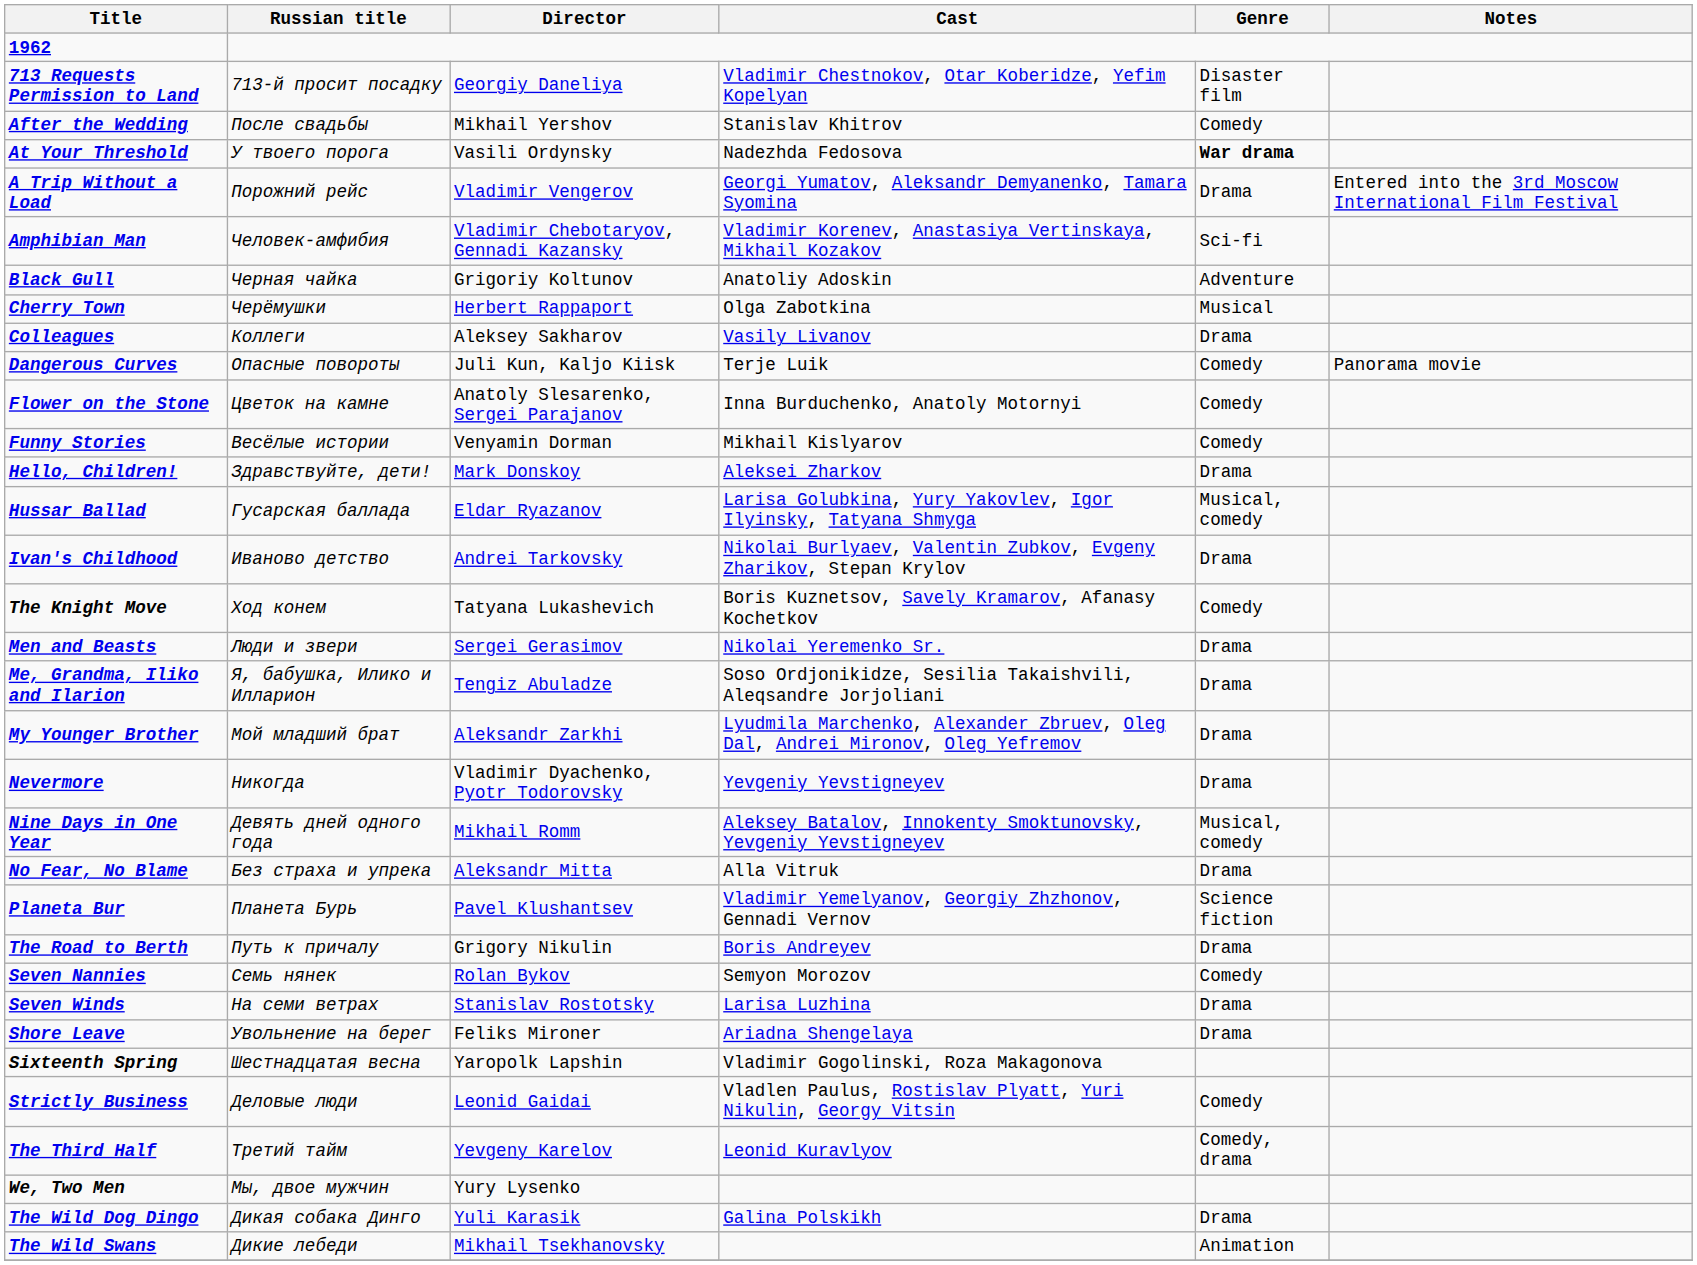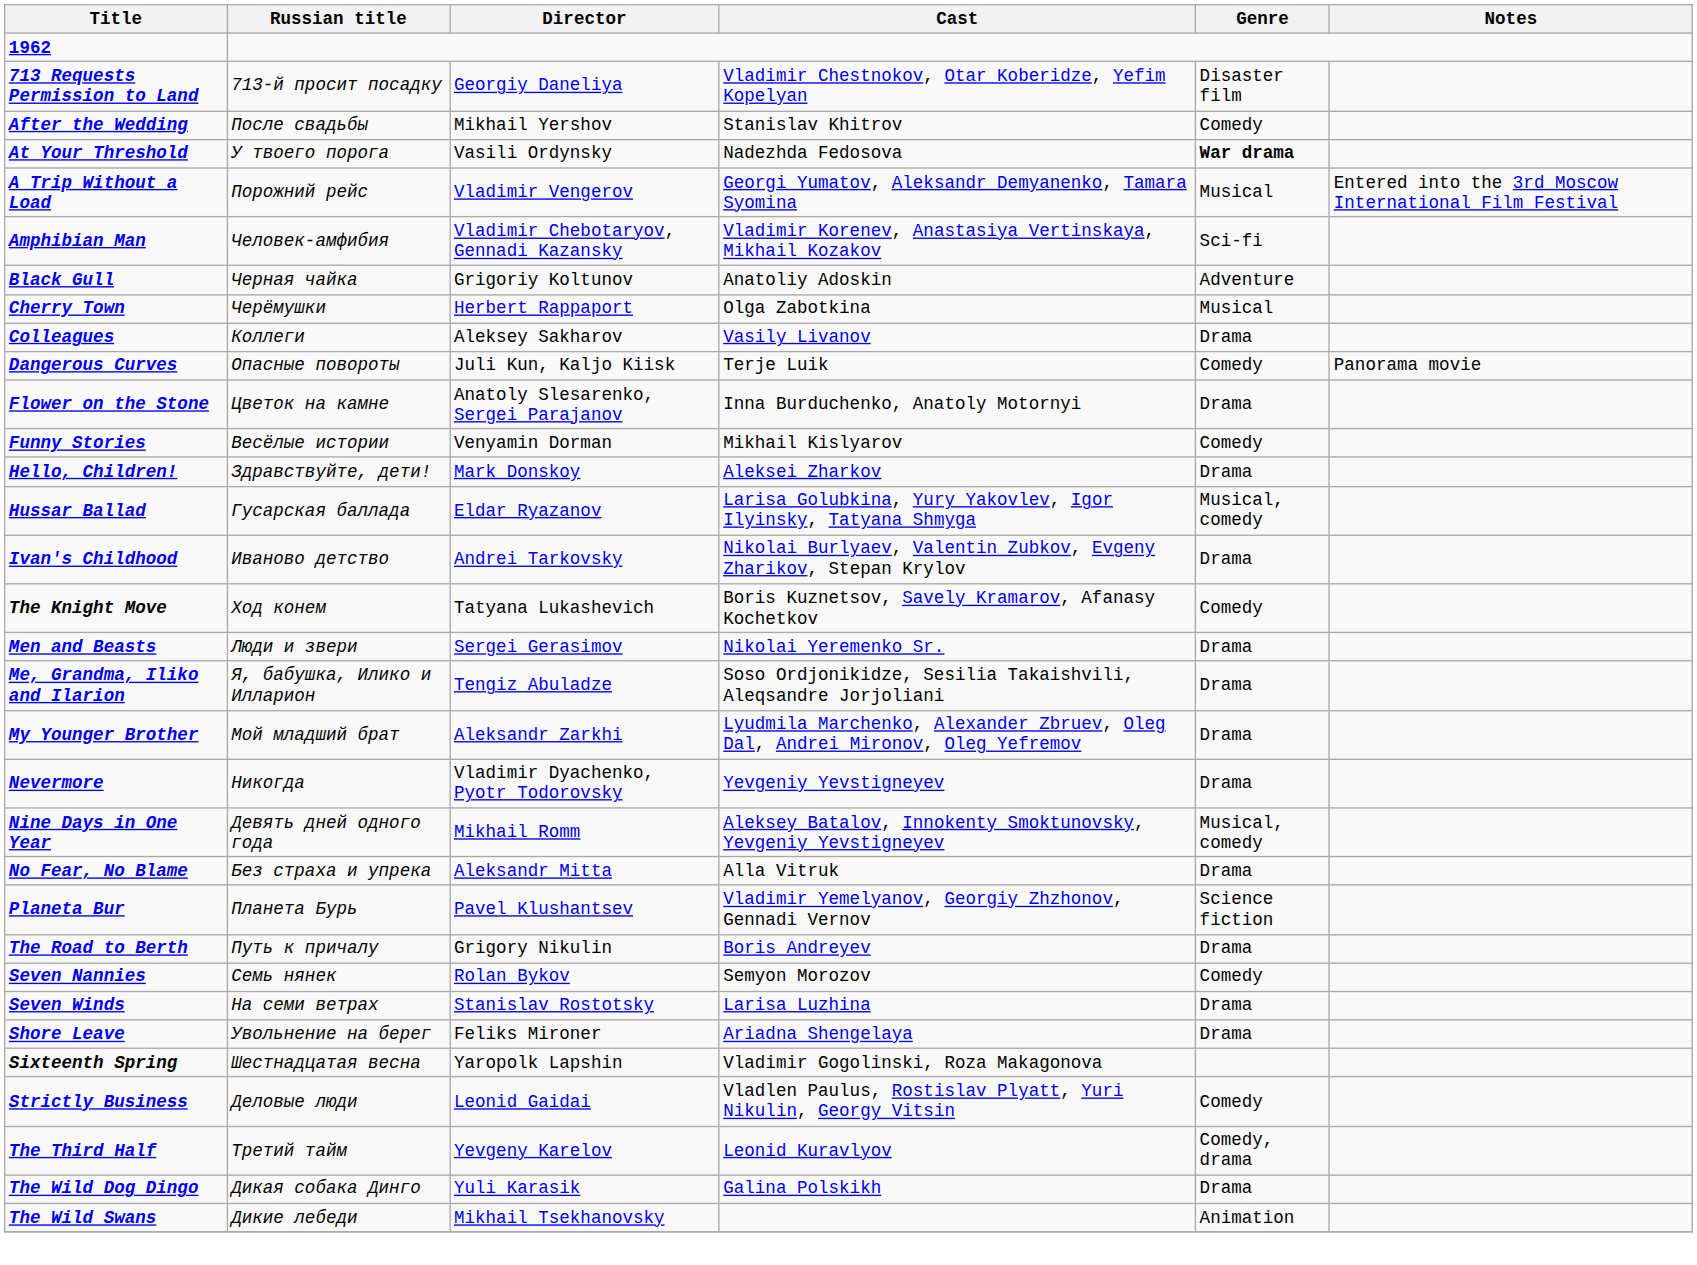(1226, 192) Drama -> (1236, 192) Musical
(1231, 404) Comedy -> (1226, 404) Drama
- row: (67, 1189)
